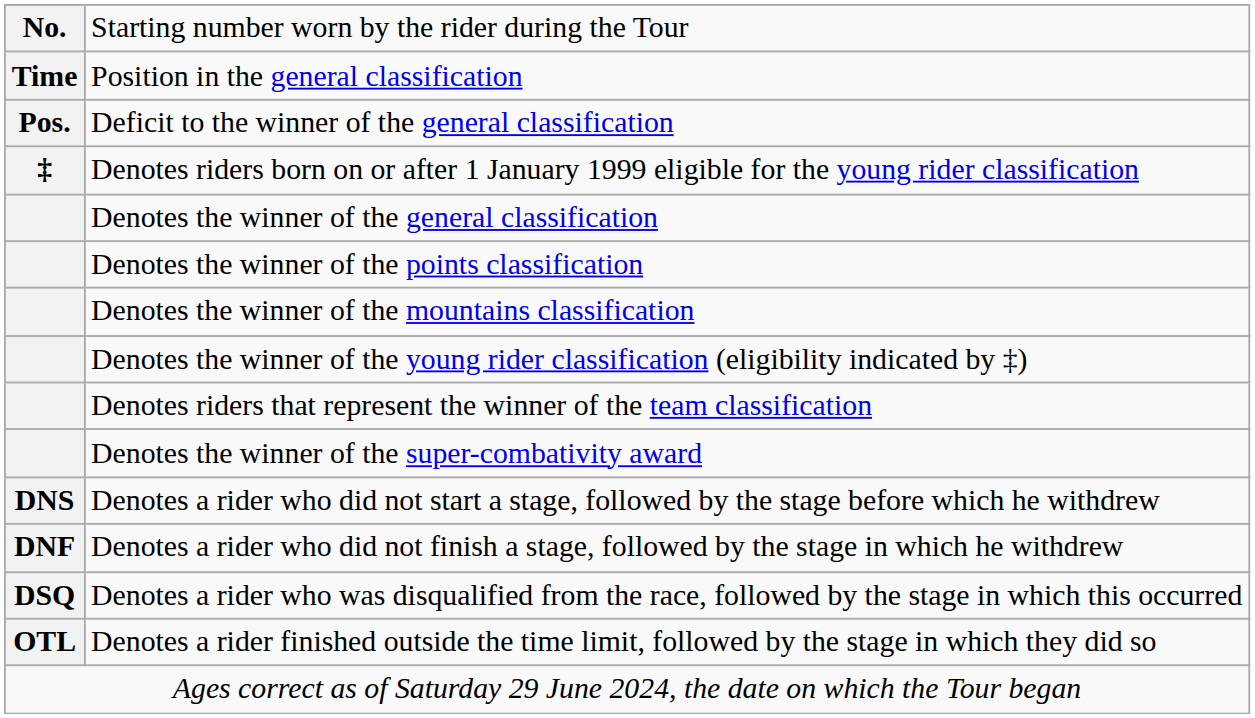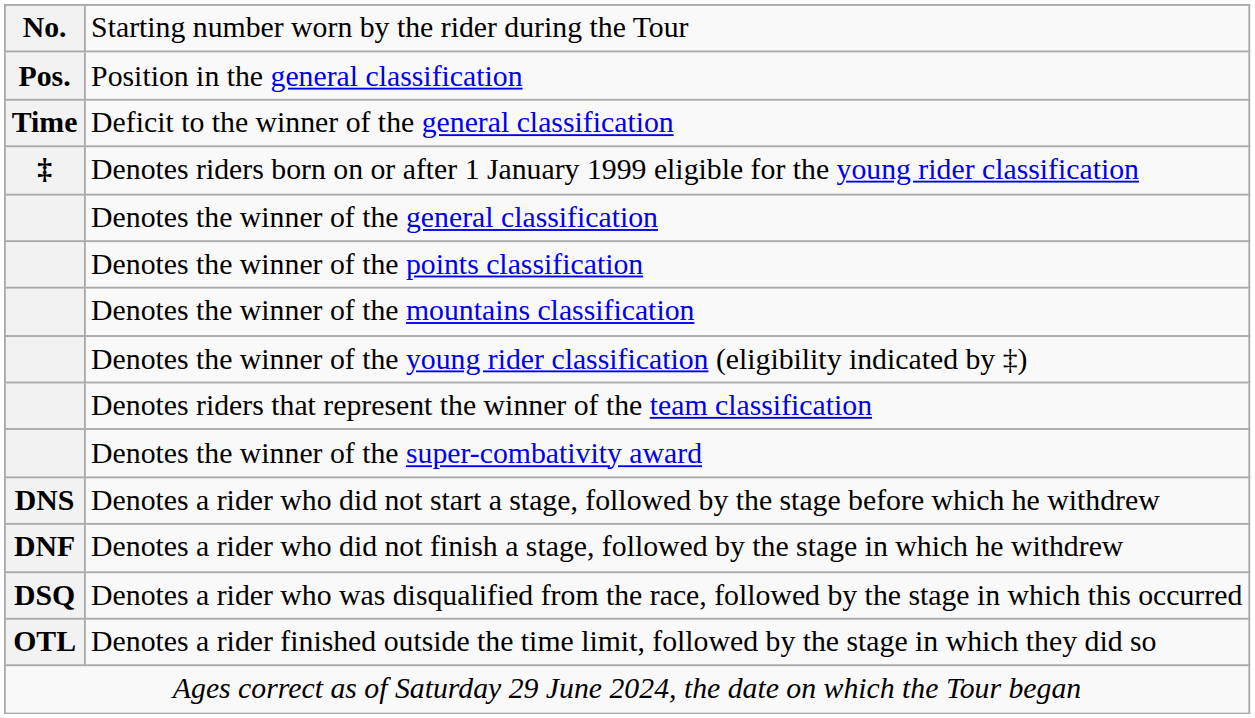(45, 75) Time -> (45, 75) Pos.
(45, 122) Pos. -> (45, 122) Time
